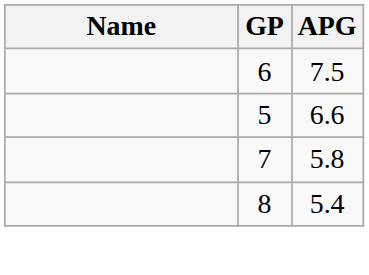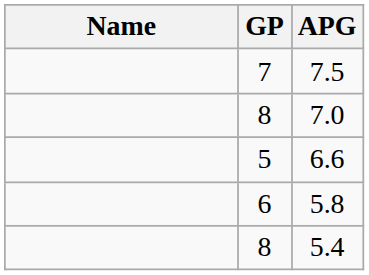(264, 70) 6 -> (264, 70) 7
+ row: (327, 114)
(264, 159) 7 -> (264, 203) 6
